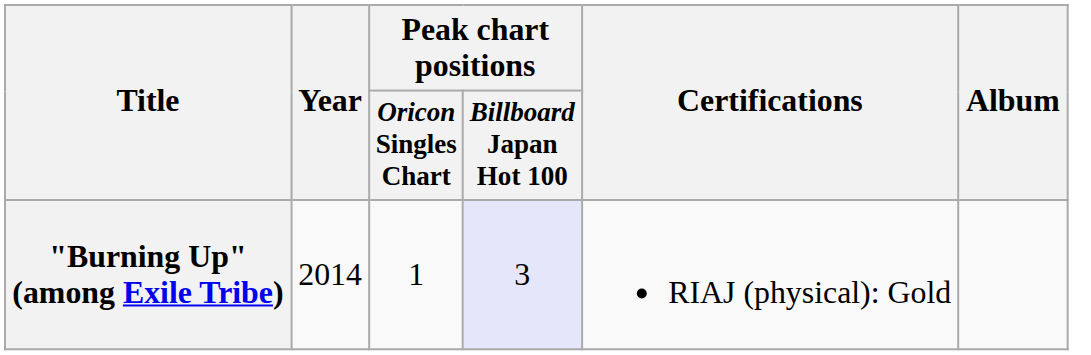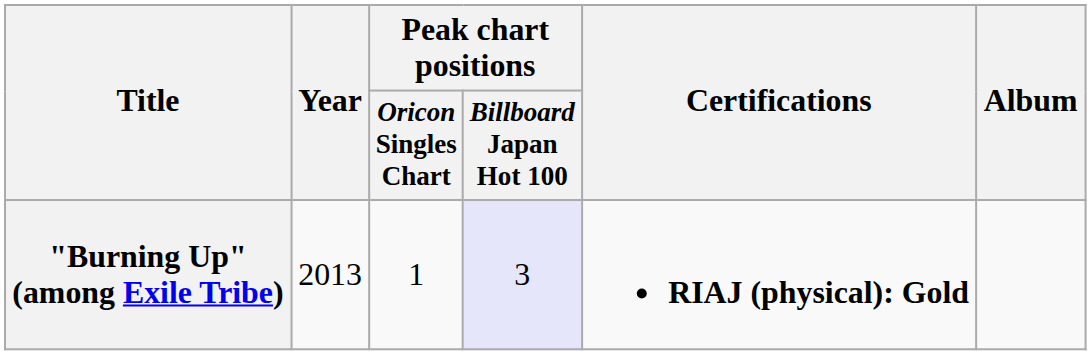(330, 274) 2014 -> (330, 274) 2013
(770, 293) normal -> (779, 293) bold
